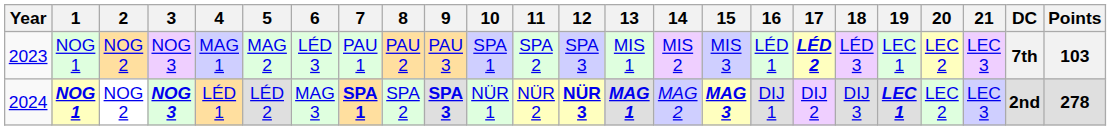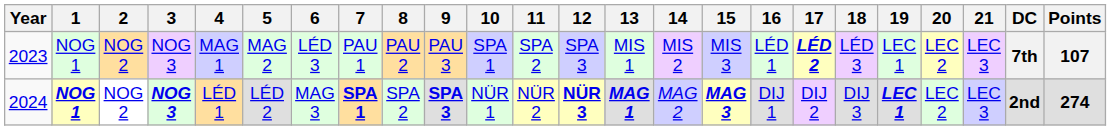(1075, 55) 103 -> (1075, 55) 107
(1075, 102) 278 -> (1075, 102) 274
